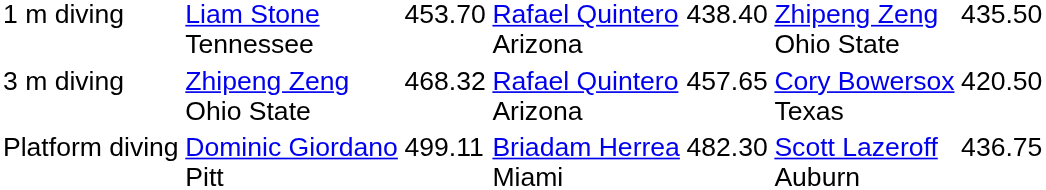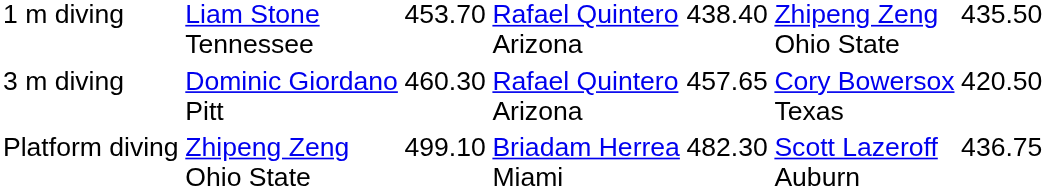(267, 95) Zhipeng Zeng Ohio State -> (292, 95) Dominic Giordano Pitt
(445, 80) 468.32 -> (445, 80) 460.30
(292, 162) Dominic Giordano Pitt -> (267, 162) Zhipeng Zeng Ohio State
(444, 147) 499.11 -> (445, 147) 499.10
